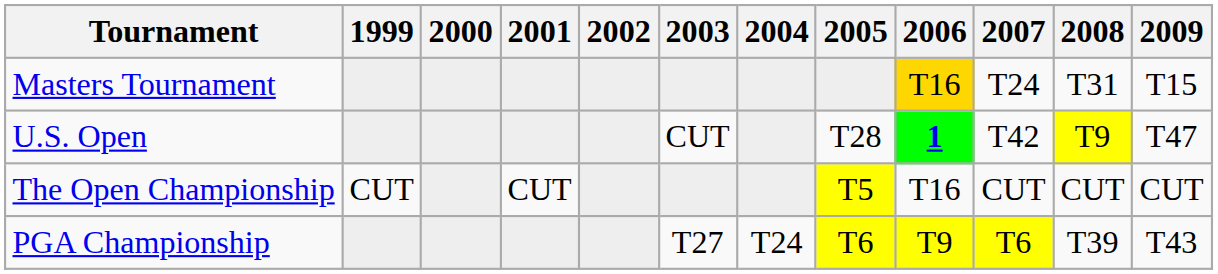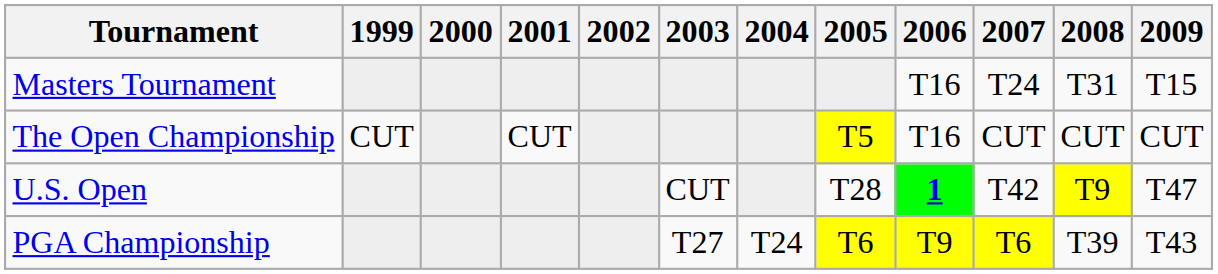(935, 84) gold background -> (935, 84) no background
rows swapped: (80, 136) <-> (174, 189)
